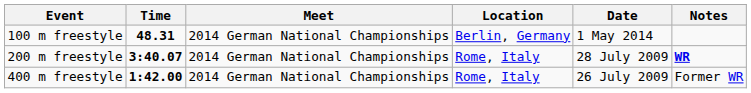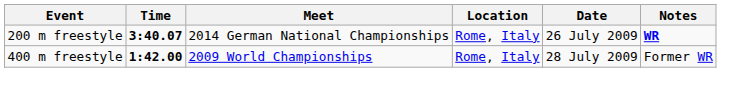- row: (65, 36)
(622, 56) 28 July 2009 -> (592, 36) 26 July 2009
(319, 77) 2014 German National Championships -> (280, 56) 2009 World Championships
(622, 77) 26 July 2009 -> (592, 56) 28 July 2009
